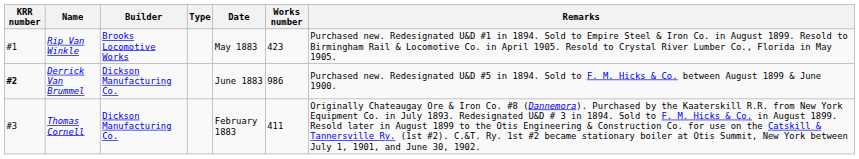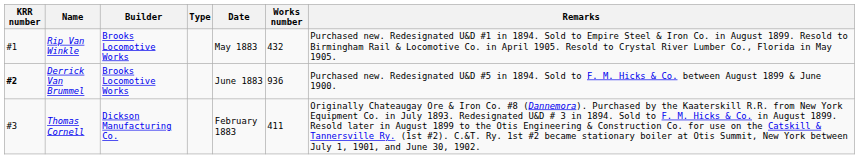(275, 46) 423 -> (275, 46) 432
(137, 81) Dickson Manufacturing Co. -> (129, 81) Brooks Locomotive Works
(275, 81) 986 -> (275, 81) 936
